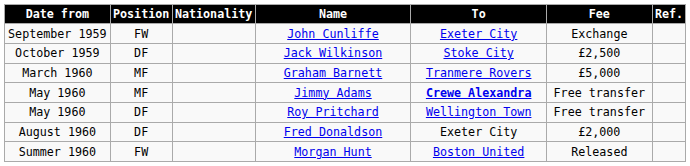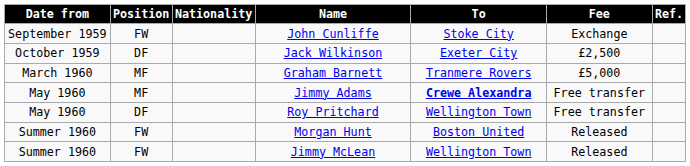(479, 34) Exeter City -> (479, 34) Stoke City
(479, 53) Stoke City -> (479, 53) Exeter City
- row: (333, 132)
+ row: (333, 152)
